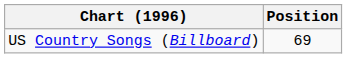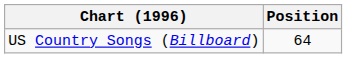(302, 41) 69 -> (302, 41) 64
